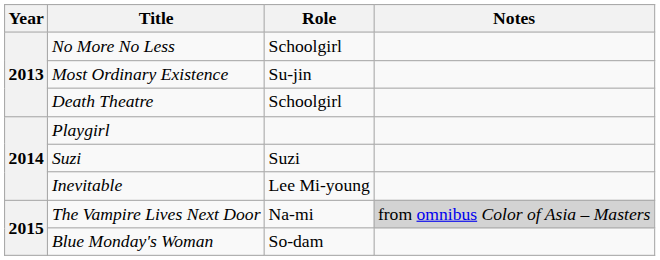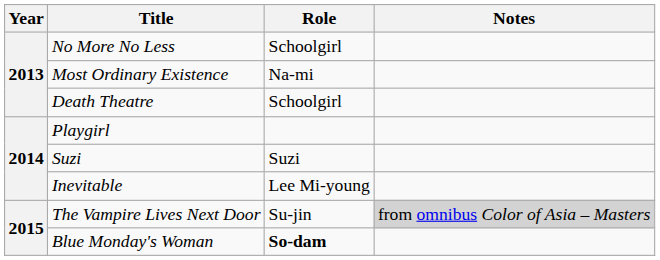(290, 74) Su-jin -> (291, 74) Na-mi
(291, 213) Na-mi -> (290, 213) Su-jin
(296, 241) normal -> (297, 241) bold
